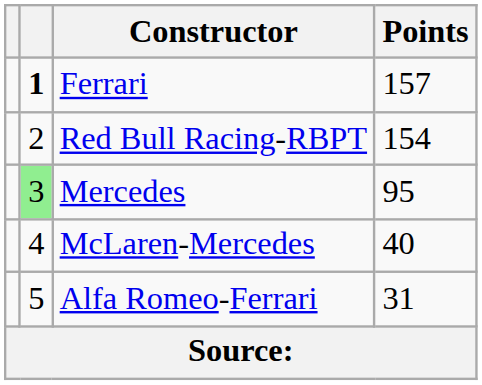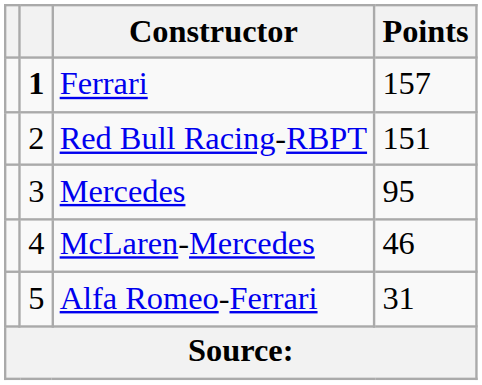(407, 137) 154 -> (407, 137) 151
(36, 190) lightgreen background -> (36, 190) no background
(399, 244) 40 -> (399, 244) 46
